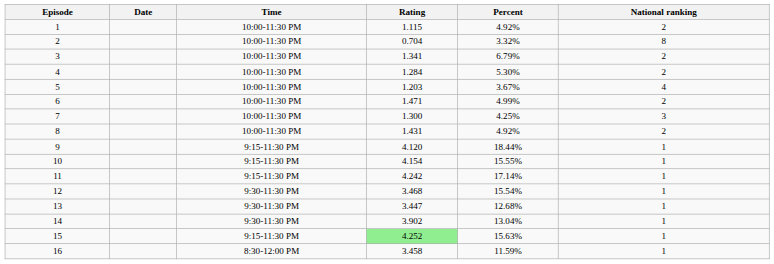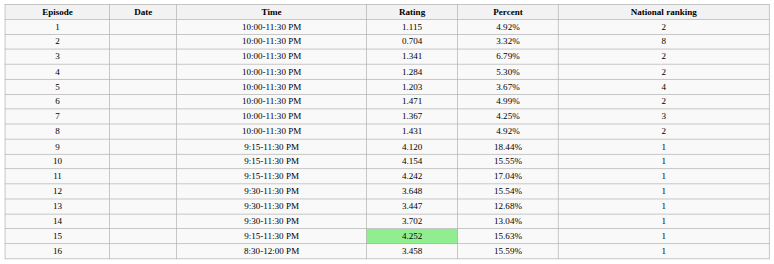(412, 117) 1.300 -> (412, 117) 1.367
(508, 176) 17.14% -> (508, 176) 17.04%
(412, 191) 3.468 -> (412, 191) 3.648
(412, 221) 3.902 -> (412, 221) 3.702
(508, 251) 11.59% -> (508, 251) 15.59%
